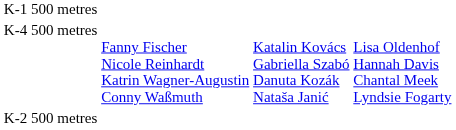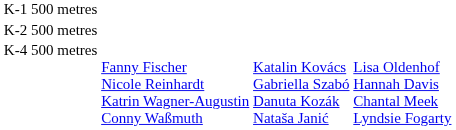rows swapped: (51, 118) <-> (51, 29)
